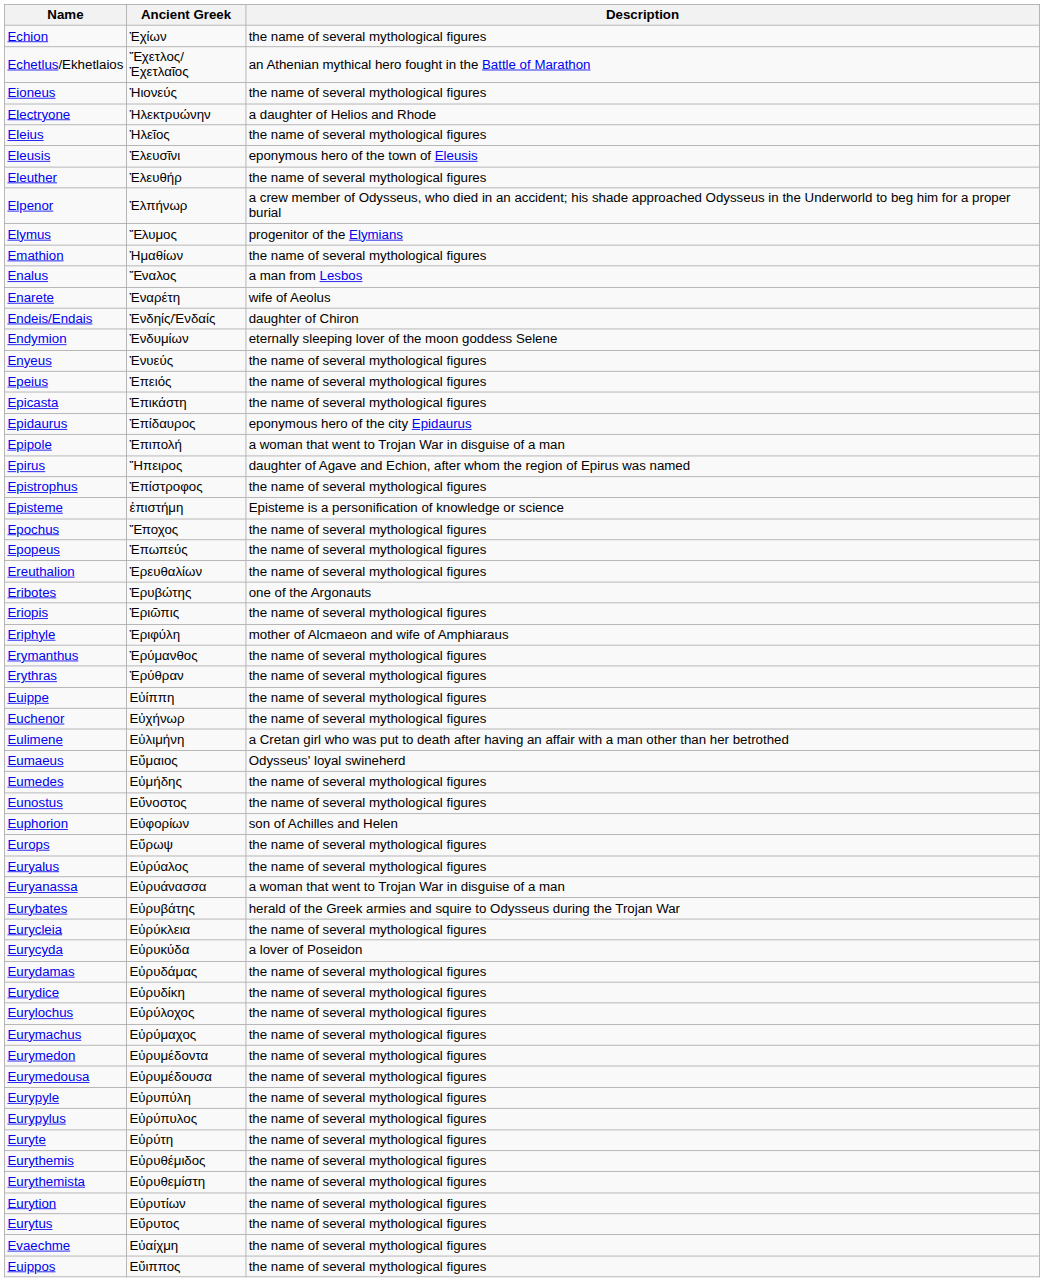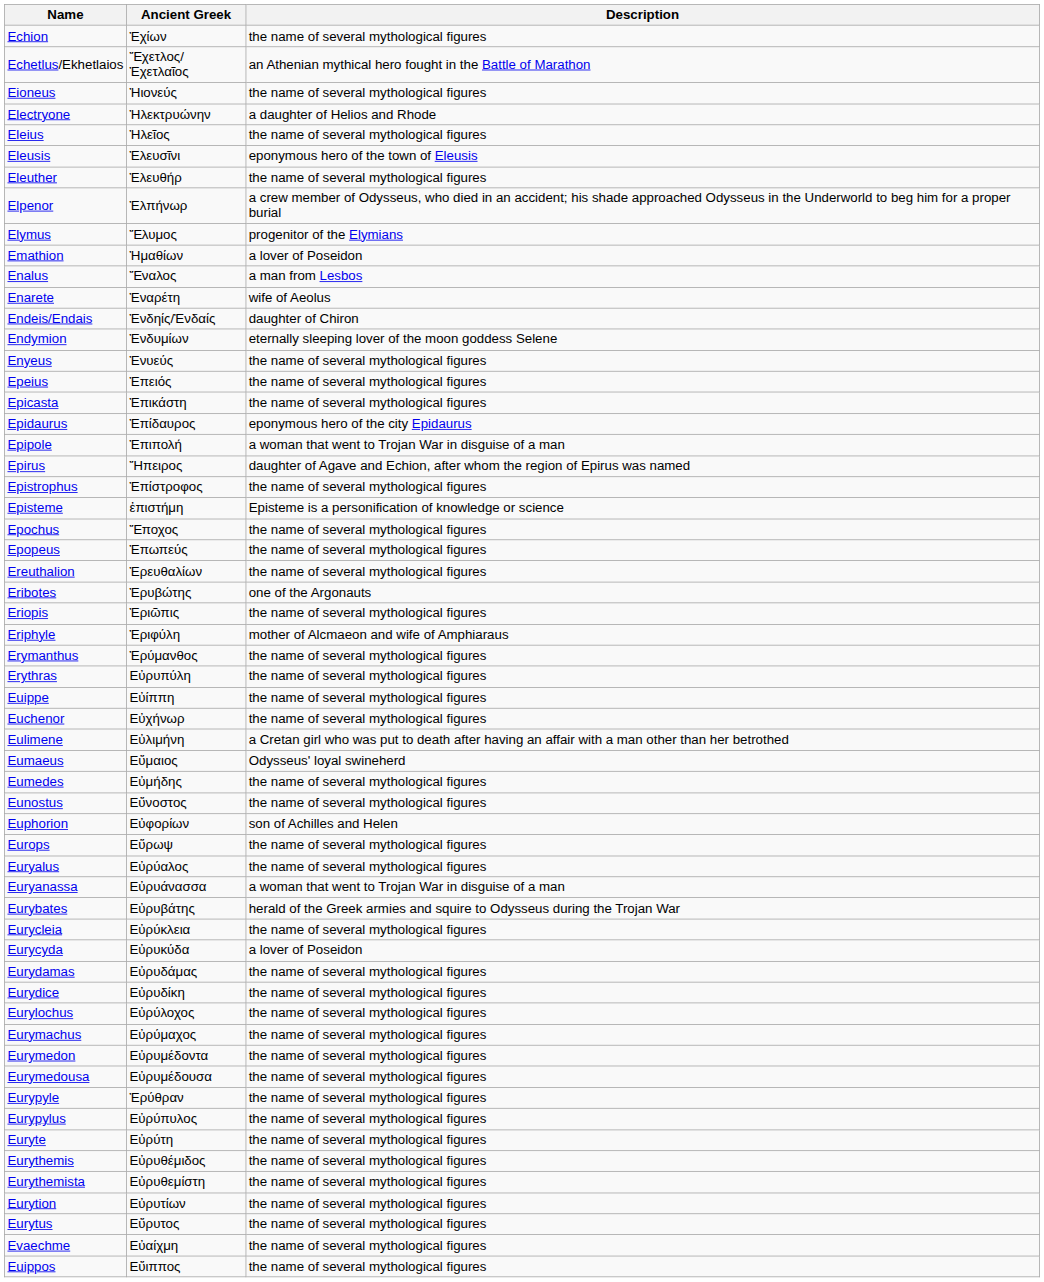(368, 255) the name of several mythological figures -> (306, 255) a lover of Poseidon
(157, 676) Ἐρύθραν -> (160, 676) Εὐρυπύλη
(160, 1097) Εὐρυπύλη -> (157, 1097) Ἐρύθραν
